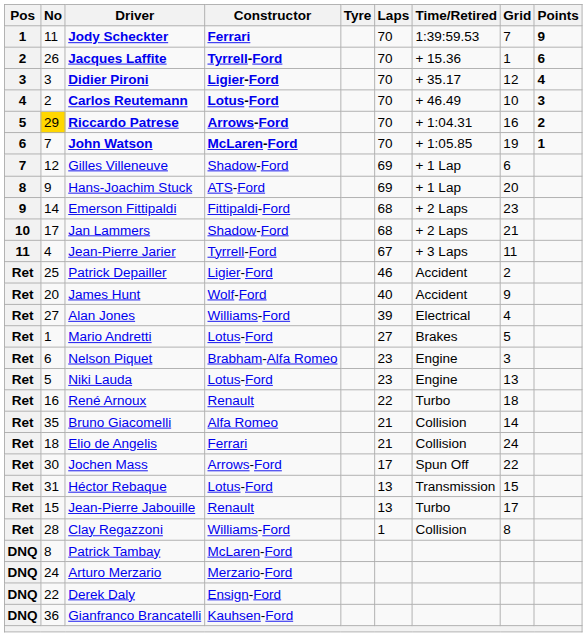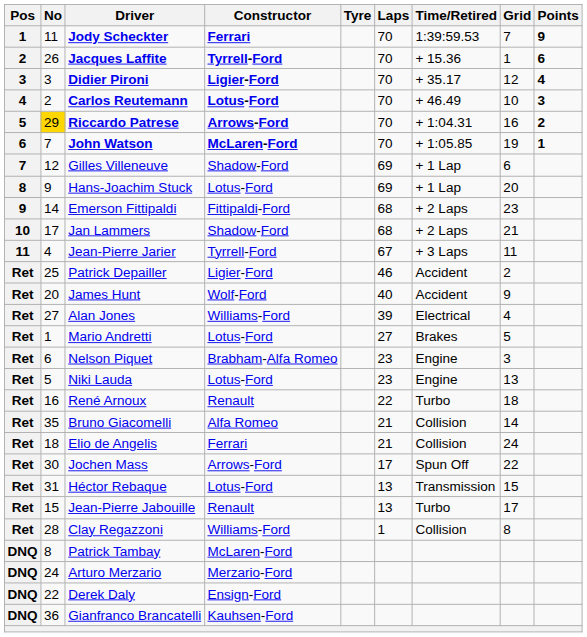(236, 187) ATS-Ford -> (240, 187) Lotus-Ford
